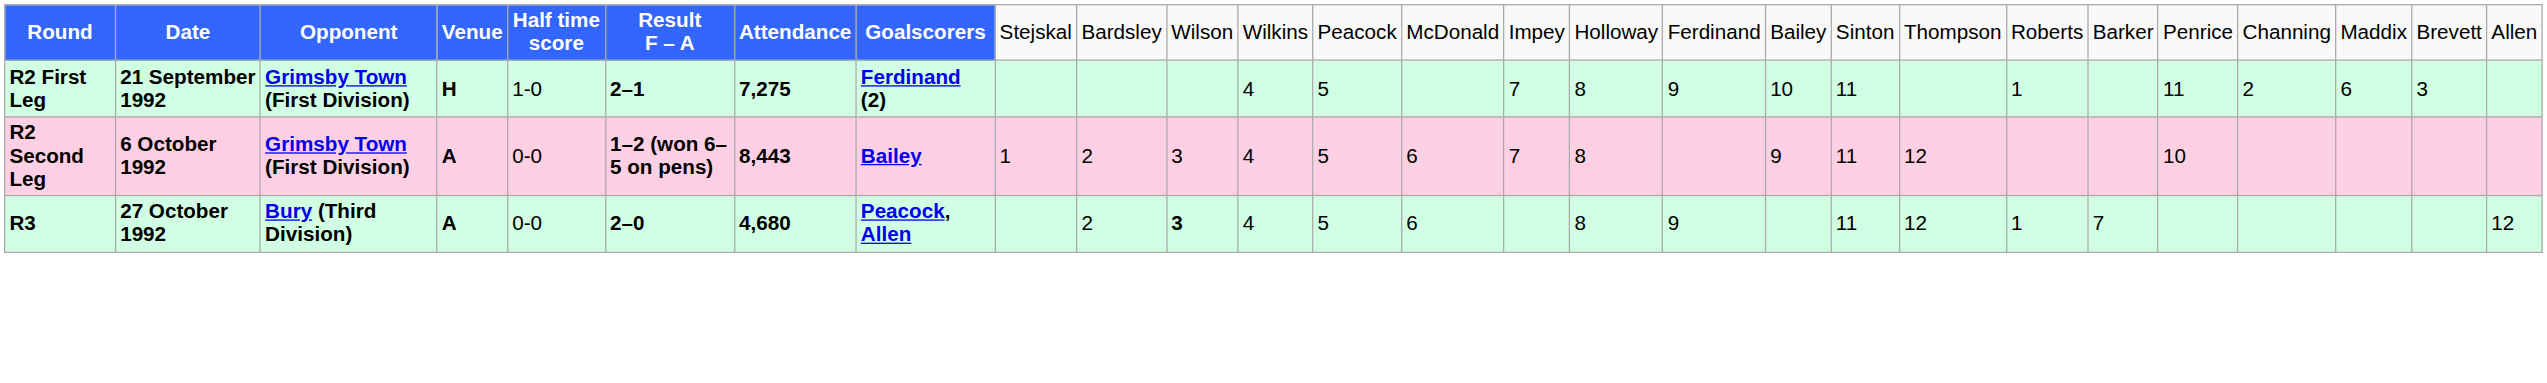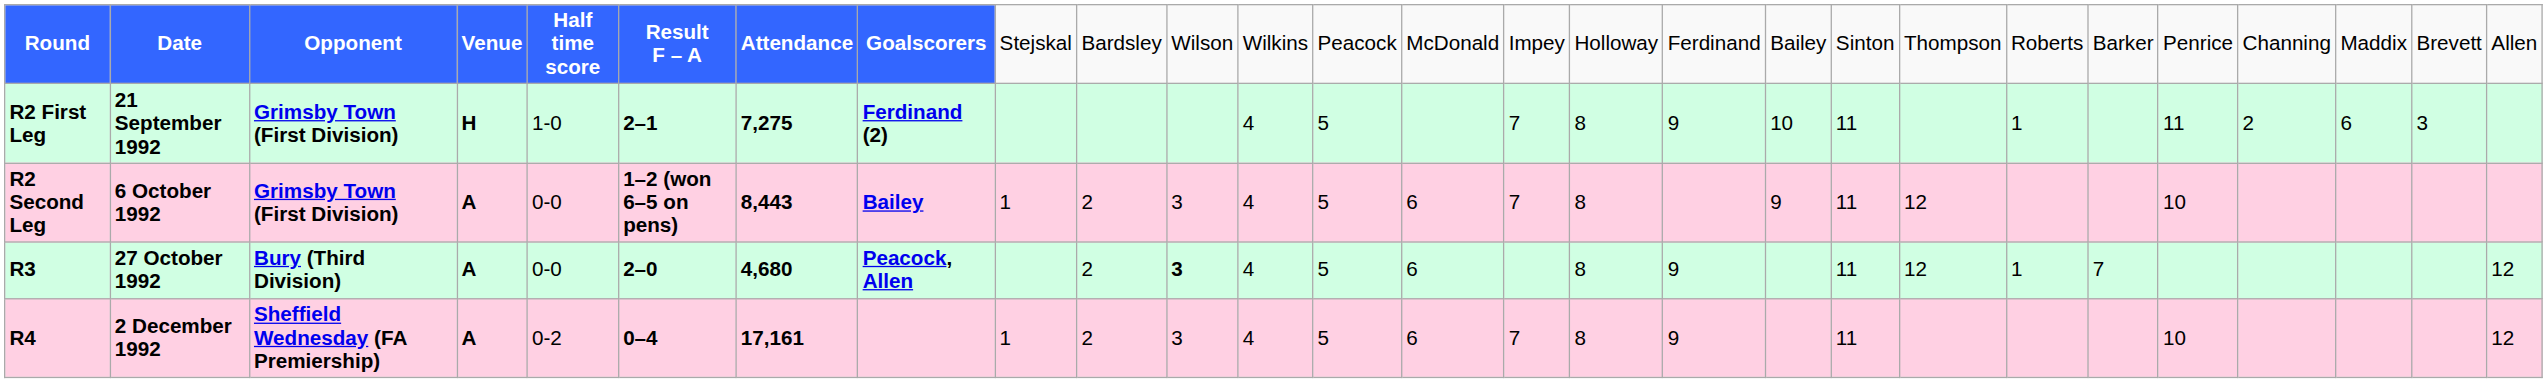+ row: (23, 337)
